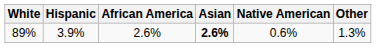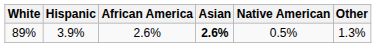(284, 33) 0.6% -> (284, 33) 0.5%
